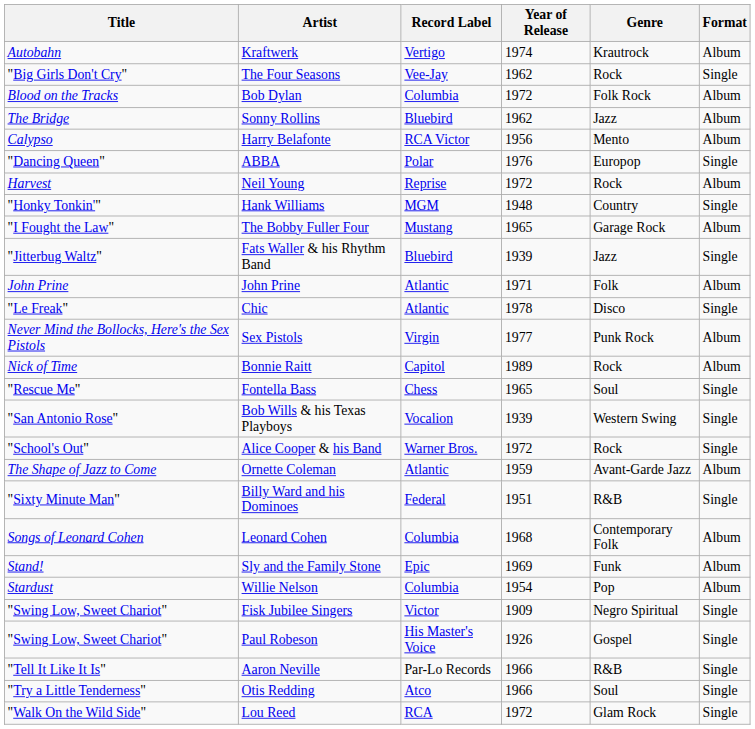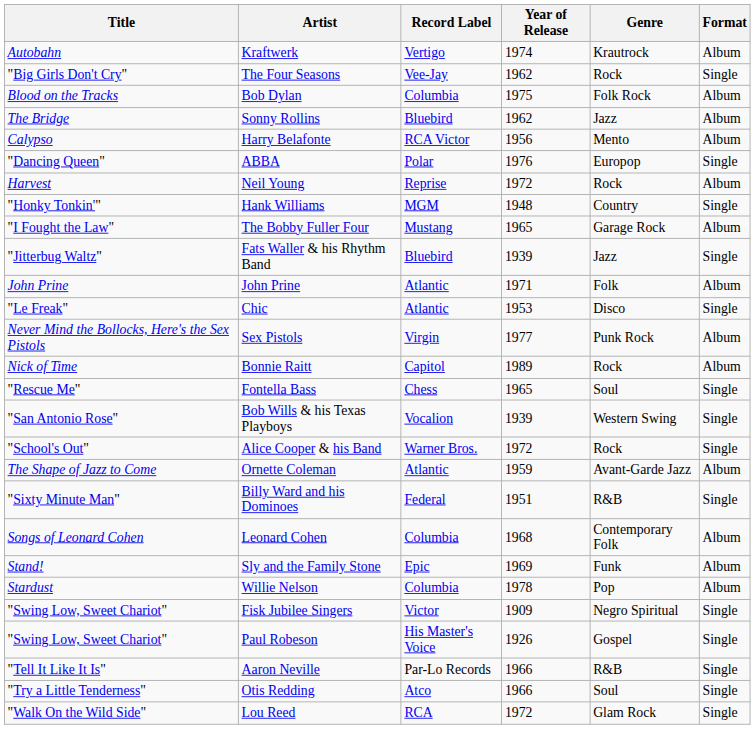(519, 96) 1972 -> (519, 96) 1975
(519, 308) 1978 -> (519, 308) 1953
(519, 588) 1954 -> (519, 588) 1978
